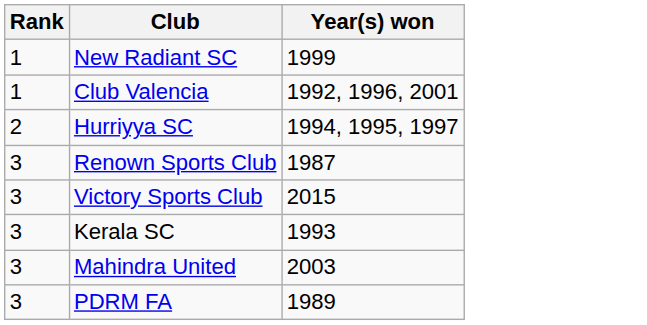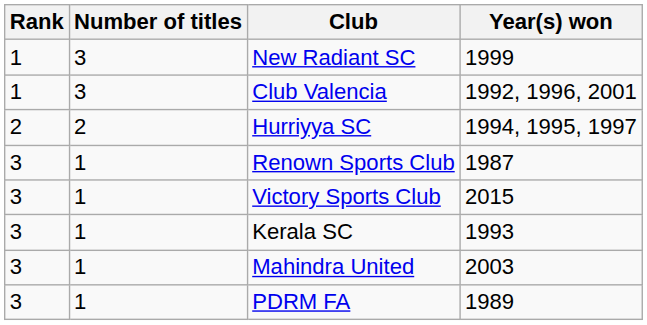+ column: (158, 22)
